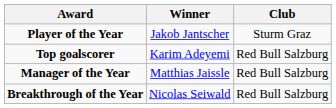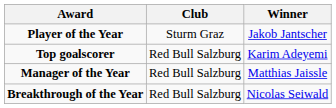columns swapped: (190, 14) <-> (282, 14)
